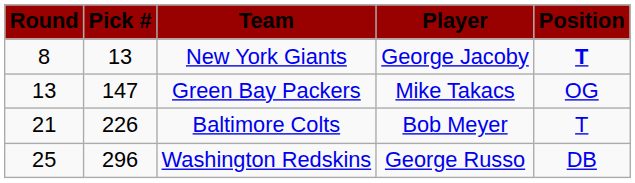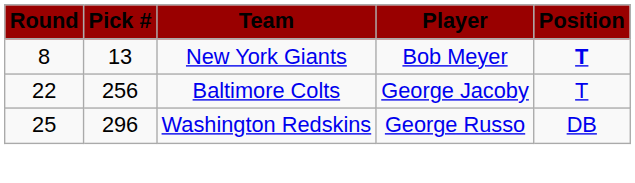(455, 56) George Jacoby -> (455, 56) Bob Meyer
- row: (266, 90)
(44, 125) 21 -> (44, 90) 22
(120, 125) 226 -> (120, 90) 256
(455, 125) Bob Meyer -> (455, 90) George Jacoby
